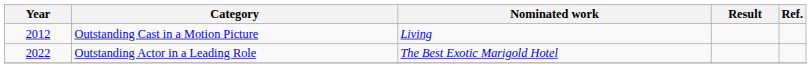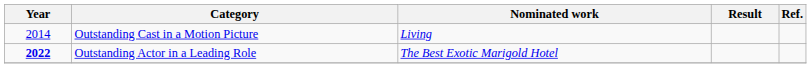(38, 33) 2012 -> (38, 33) 2014
(38, 53) normal -> (38, 53) bold
